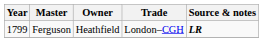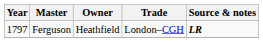(17, 29) 1799 -> (17, 29) 1797
